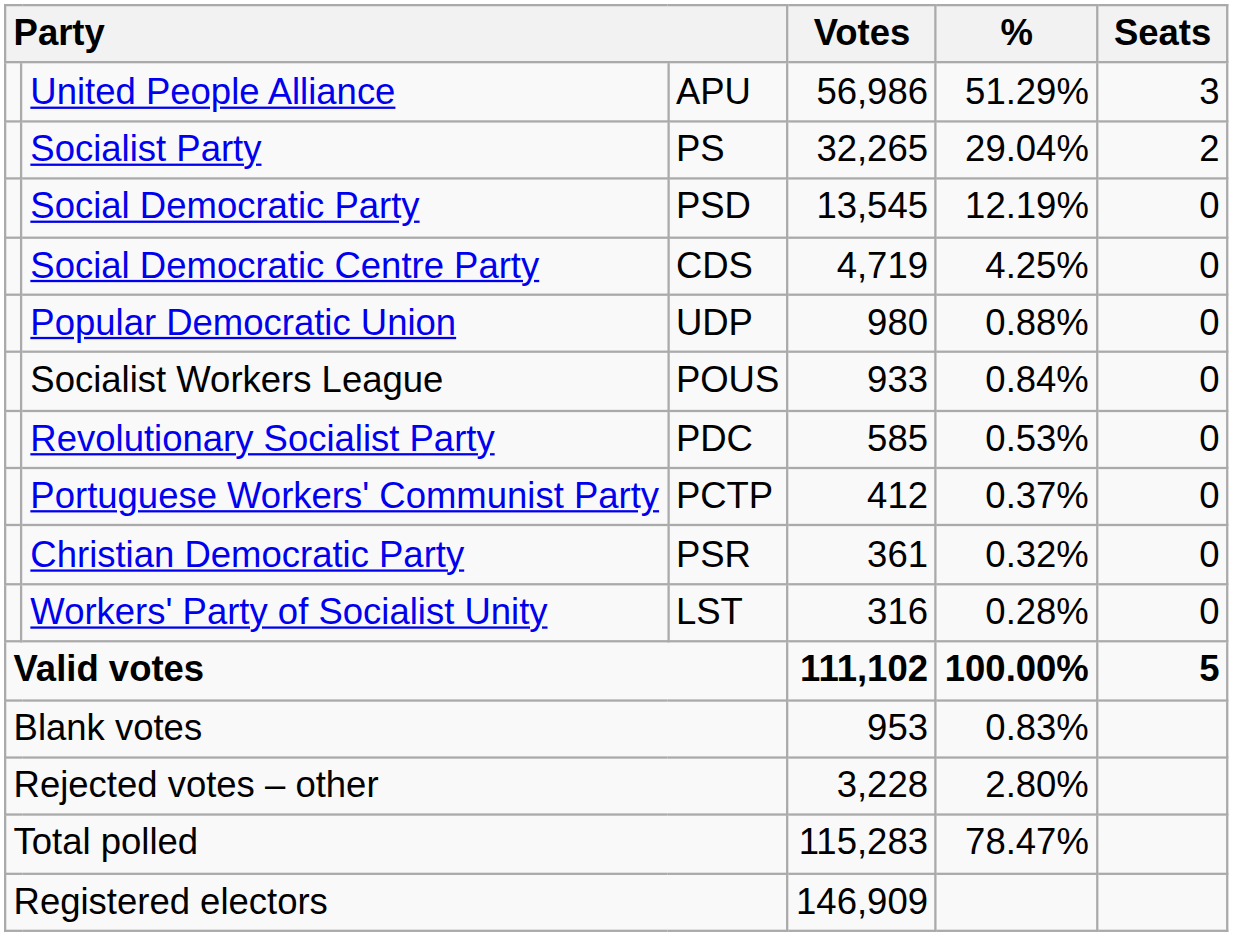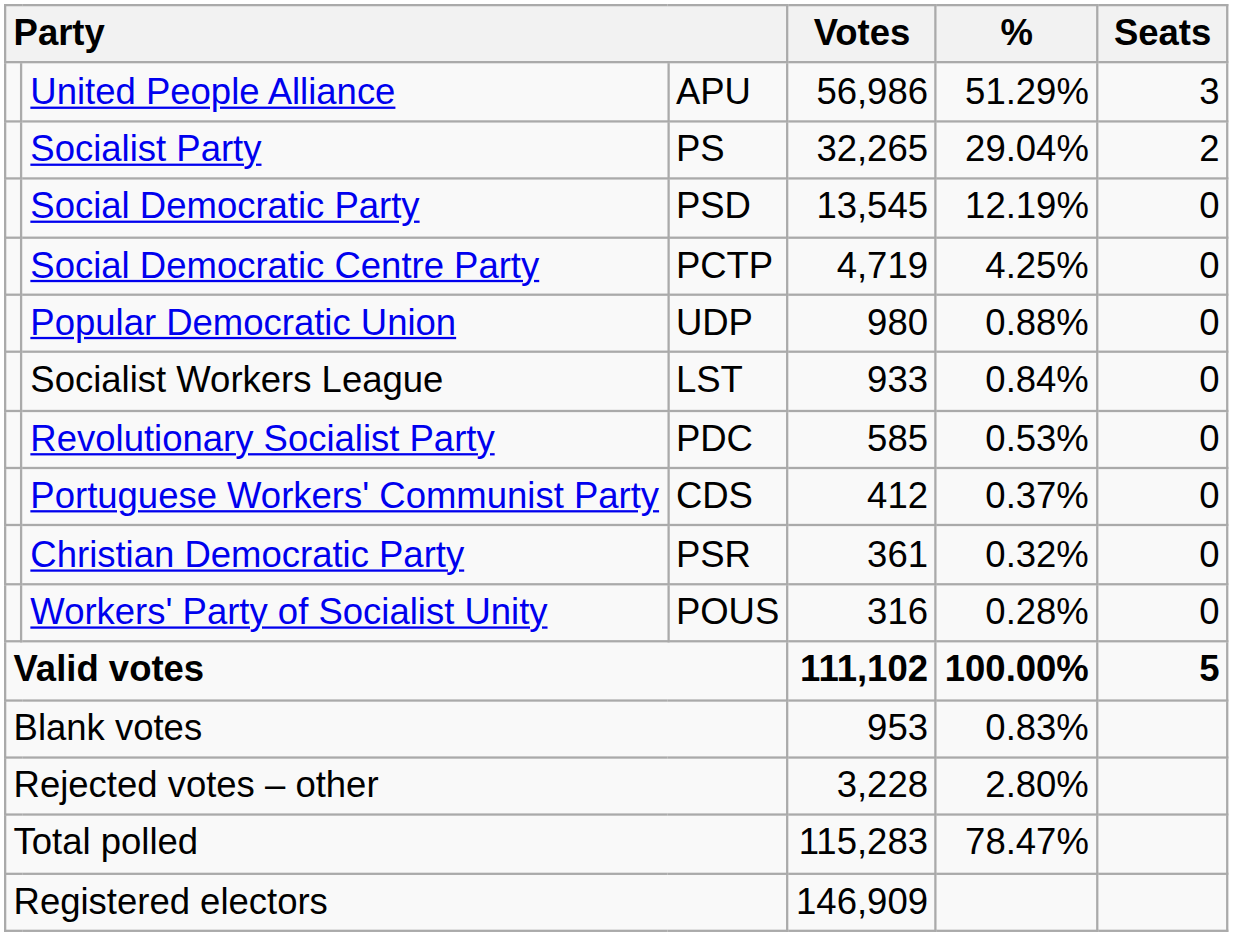(714, 264) CDS -> (725, 264) PCTP
(728, 380) POUS -> (709, 380) LST
(725, 496) PCTP -> (714, 496) CDS
(709, 611) LST -> (728, 611) POUS
